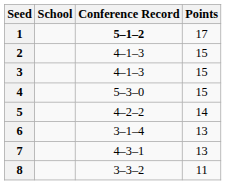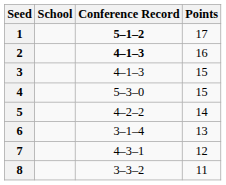(129, 53) normal -> (129, 53) bold
(202, 53) 15 -> (202, 53) 16
(202, 151) 13 -> (202, 151) 12
